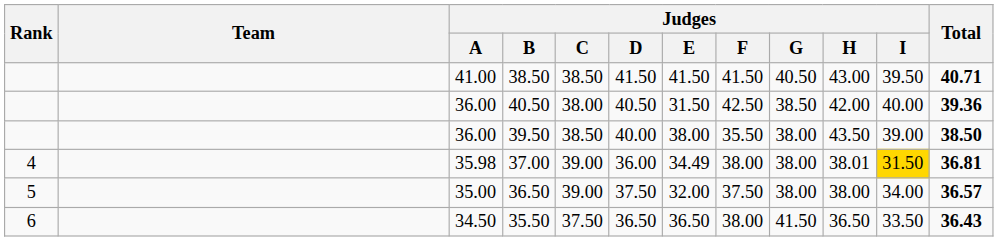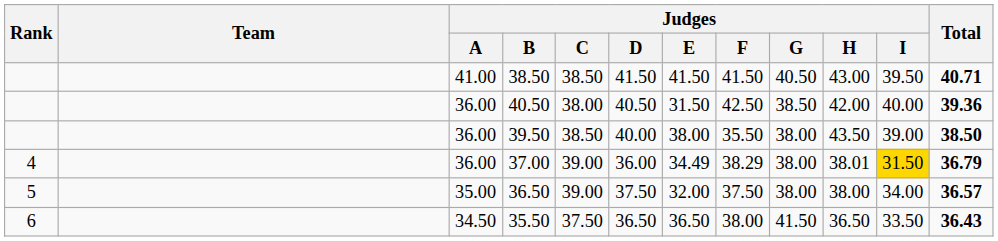(476, 163) 35.98 -> (476, 163) 36.00
(743, 163) 38.00 -> (743, 163) 38.29
(961, 163) 36.81 -> (961, 163) 36.79
